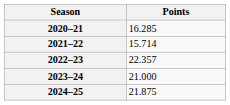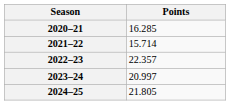(143, 76) 21.000 -> (143, 76) 20.997
(143, 92) 21.875 -> (143, 92) 21.805
